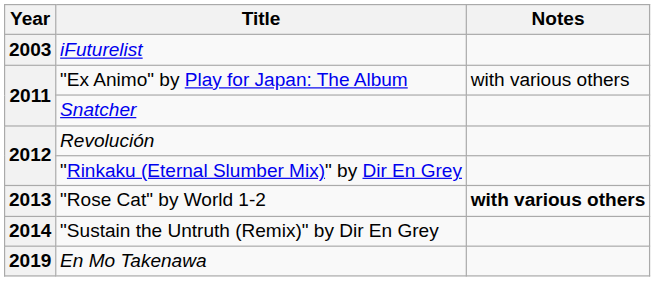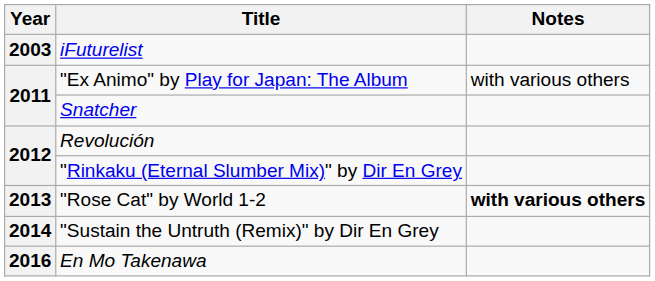(30, 261) 2019 -> (30, 261) 2016
